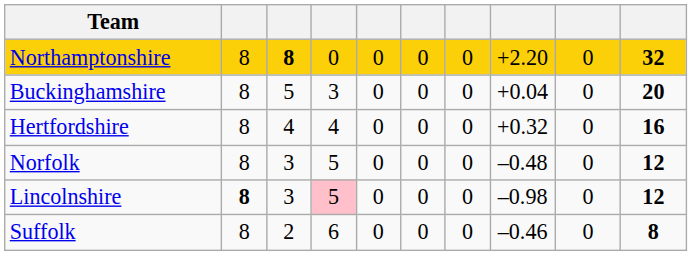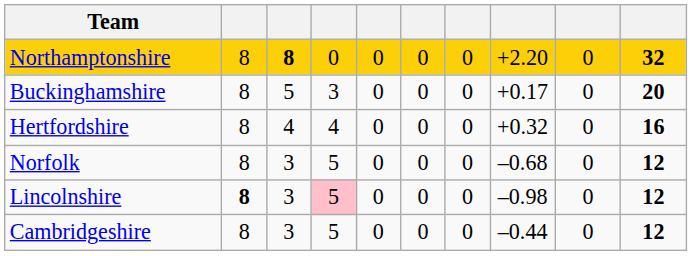(523, 92) +0.04 -> (523, 92) +0.17
(523, 162) –0.48 -> (523, 162) –0.68
+ row: (80, 232)
- row: (43, 232)
